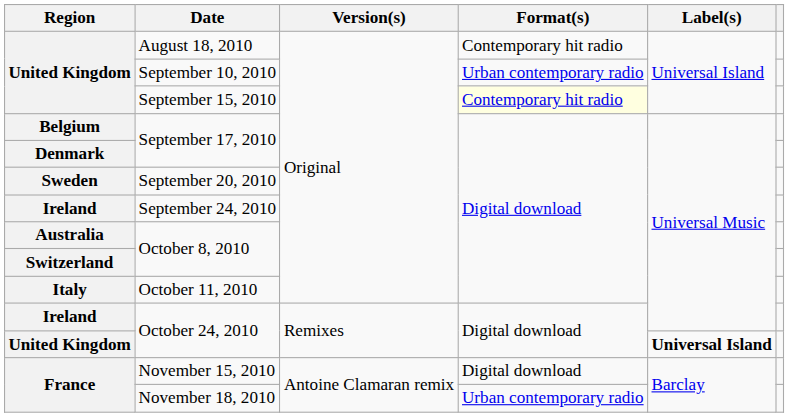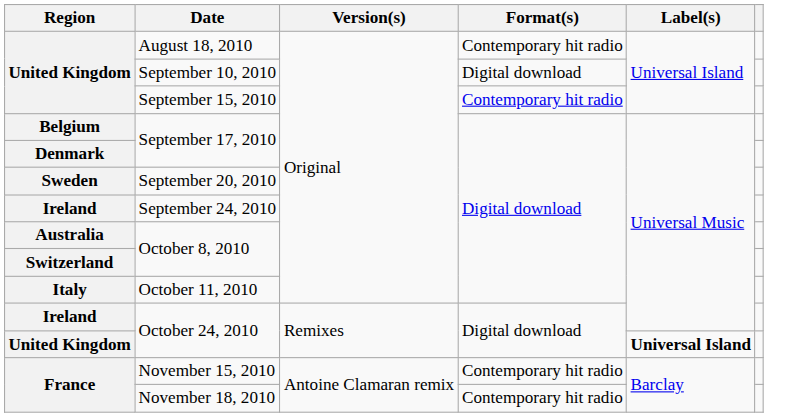(553, 72) Urban contemporary radio -> (522, 72) Digital download
(542, 99) lightyellow background -> (542, 99) no background
(522, 371) Digital download -> (542, 371) Contemporary hit radio
(553, 398) Urban contemporary radio -> (542, 398) Contemporary hit radio
